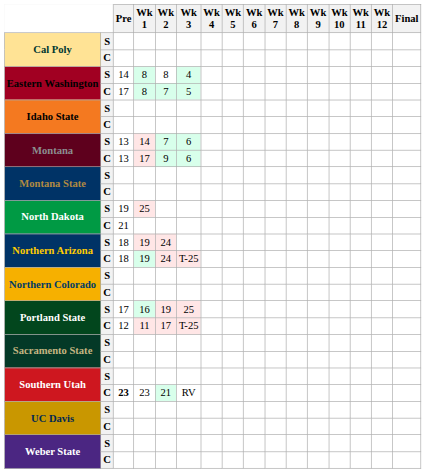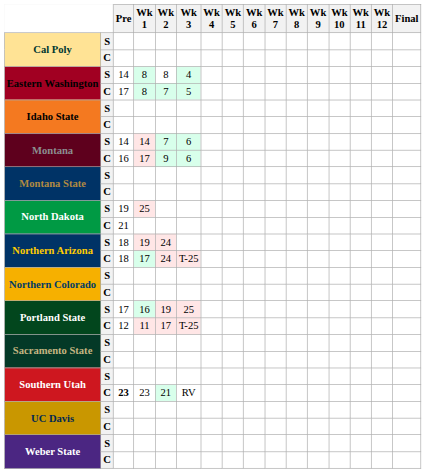(124, 141) 13 -> (124, 141) 14
(124, 158) 13 -> (124, 158) 16
(144, 259) 19 -> (144, 259) 17
